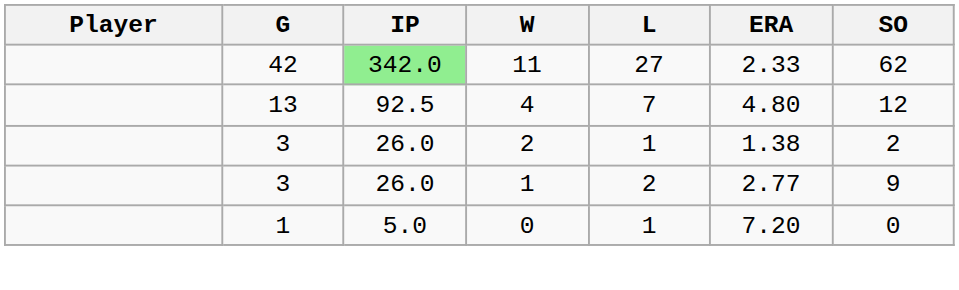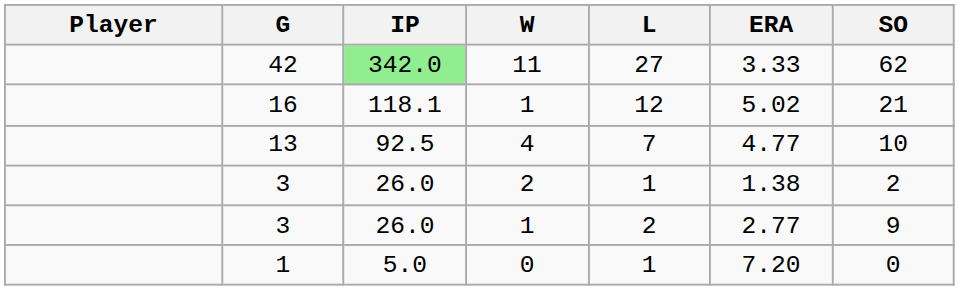(771, 65) 2.33 -> (771, 65) 3.33
+ row: (283, 105)
(771, 105) 4.80 -> (771, 145) 4.77
(893, 105) 12 -> (893, 145) 10
